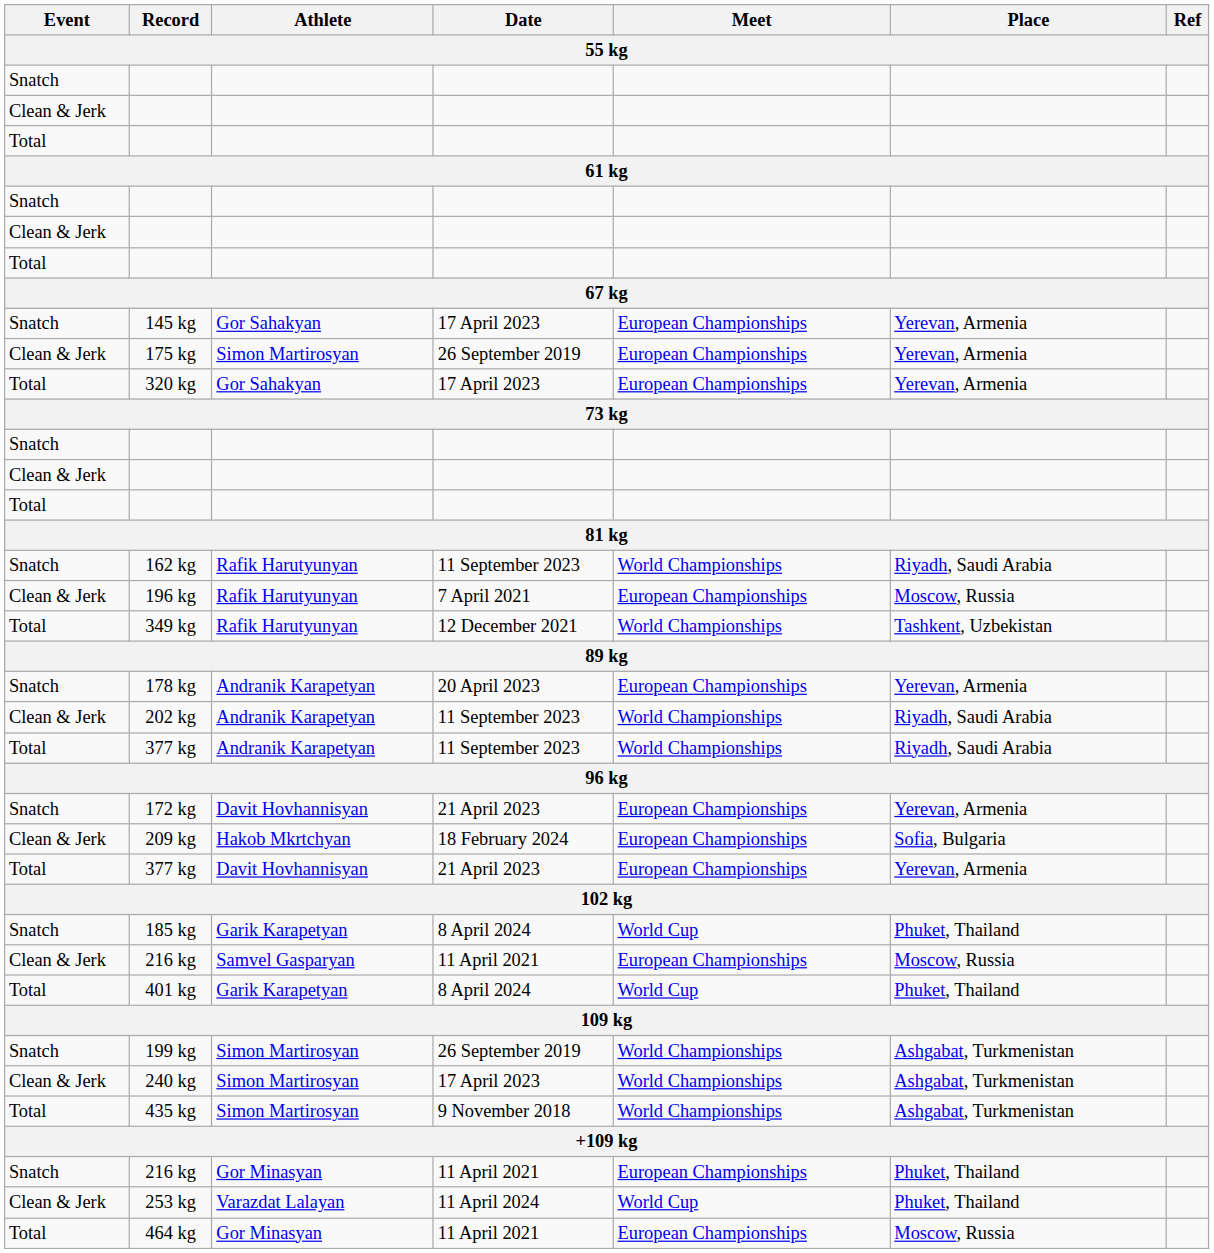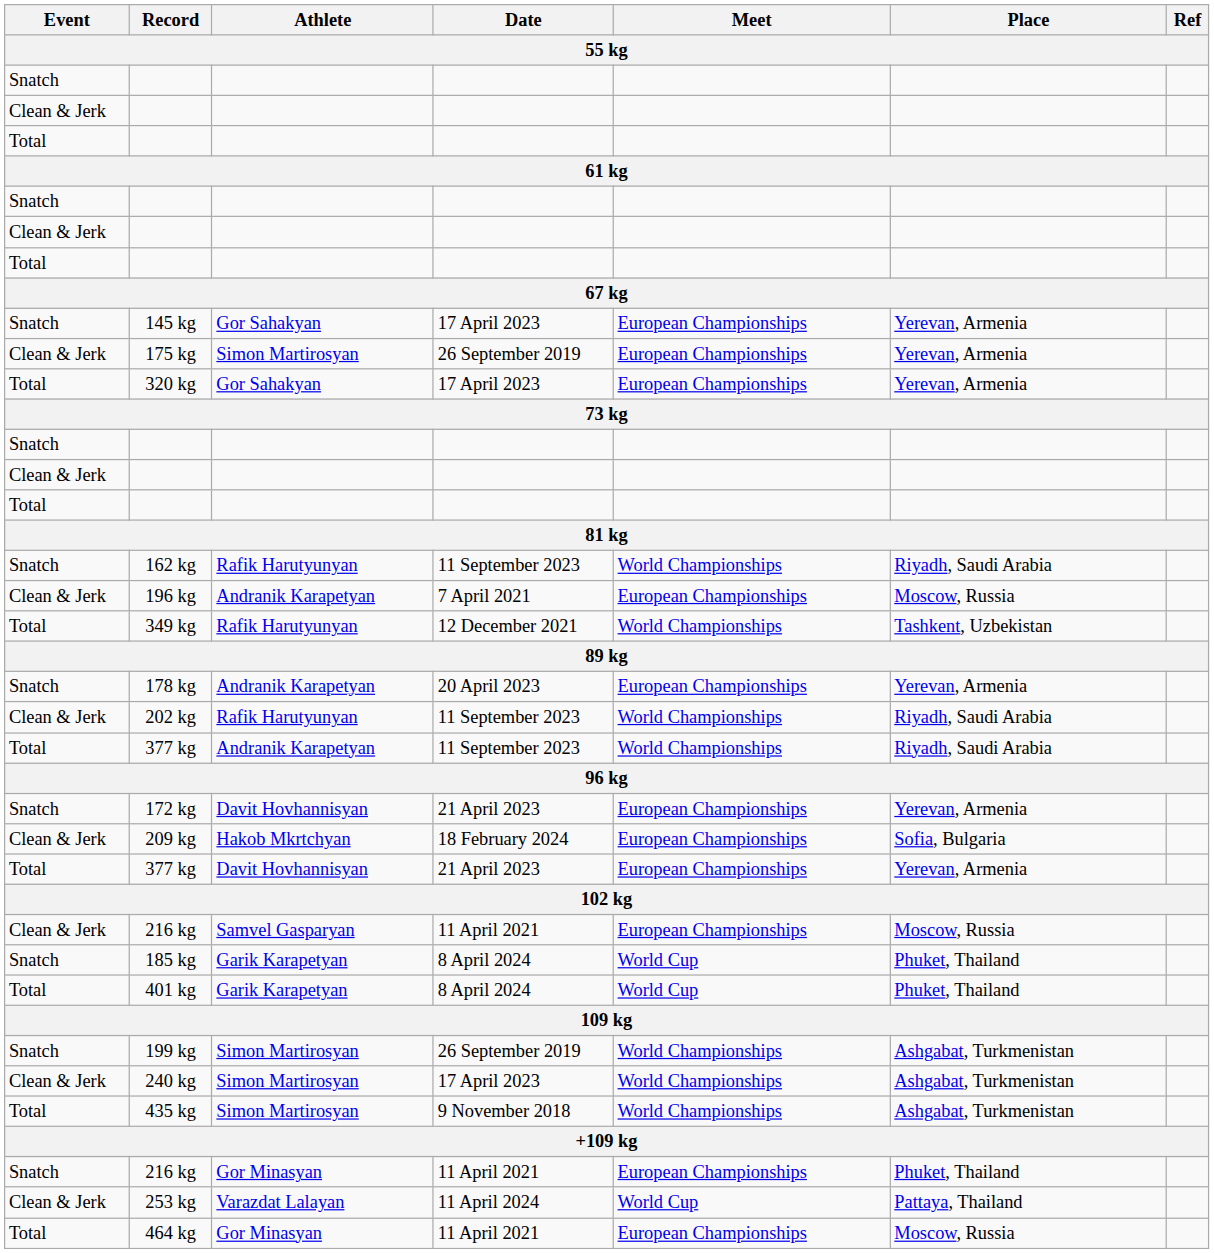(287, 596) Rafik Harutyunyan -> (296, 596) Andranik Karapetyan
(296, 717) Andranik Karapetyan -> (287, 717) Rafik Harutyunyan
rows swapped: (34, 929) <-> (57, 959)
(957, 1202) Phuket, Thailand -> (958, 1202) Pattaya, Thailand
